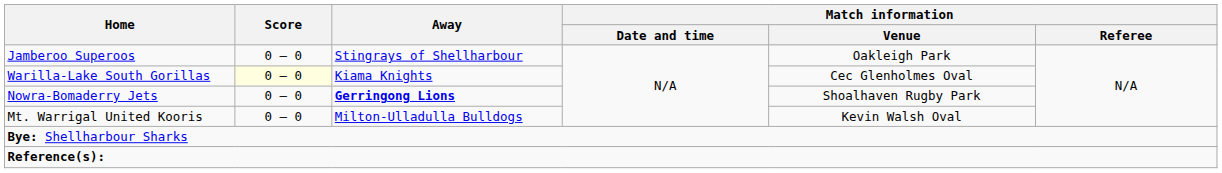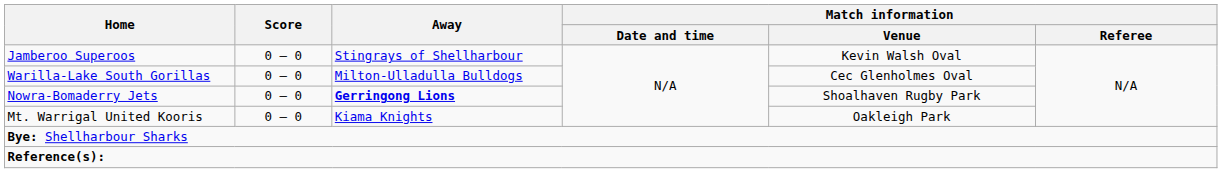(902, 55) Oakleigh Park -> (902, 55) Kevin Walsh Oval
(283, 76) lightyellow background -> (283, 76) no background
(384, 76) Kiama Knights -> (429, 76) Milton-Ulladulla Bulldogs
(429, 116) Milton-Ulladulla Bulldogs -> (384, 116) Kiama Knights
(902, 116) Kevin Walsh Oval -> (902, 116) Oakleigh Park
